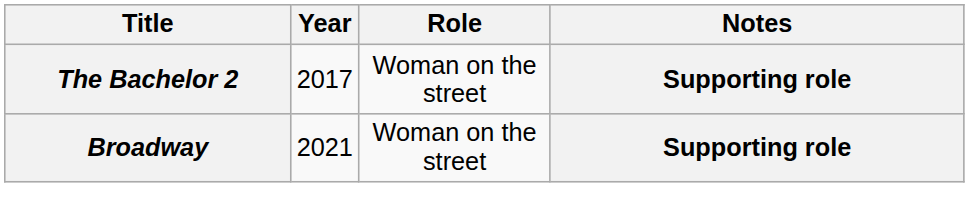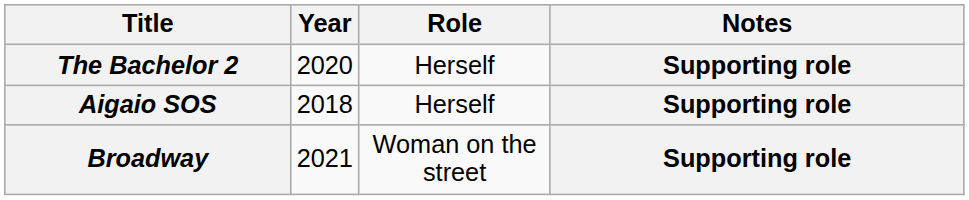(325, 78) 2017 -> (325, 64) 2020
(455, 78) Woman on the street -> (455, 64) Herself
+ row: (148, 104)
